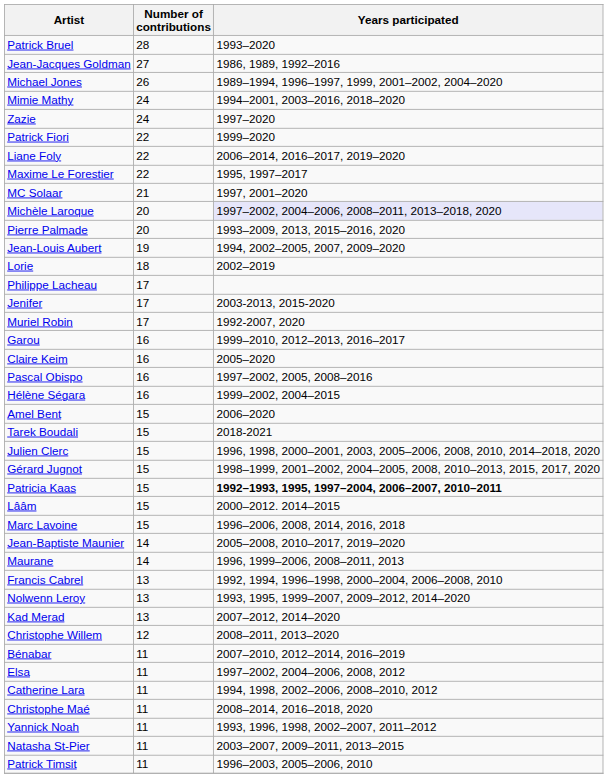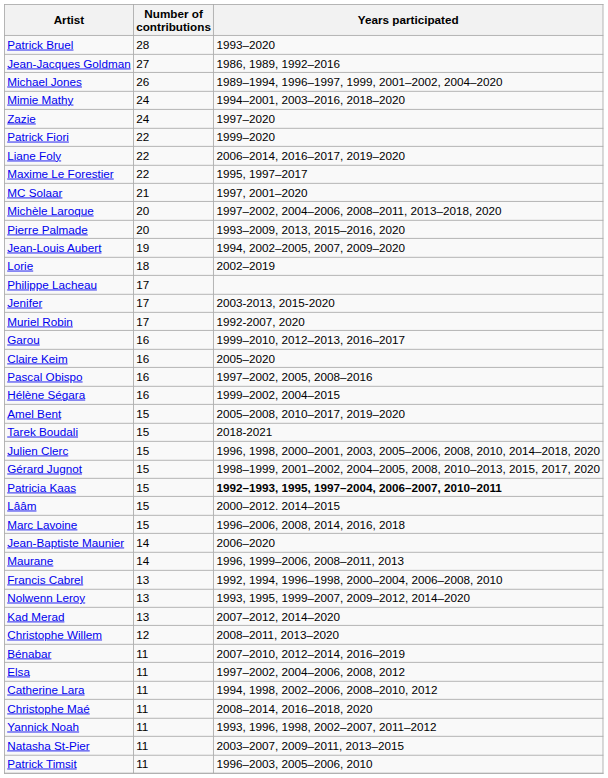(359, 211) lavender background -> (359, 211) no background
(246, 413) 2006–2020 -> (311, 413) 2005–2008, 2010–2017, 2019–2020
(311, 542) 2005–2008, 2010–2017, 2019–2020 -> (246, 542) 2006–2020
